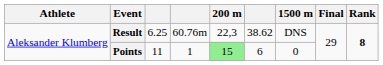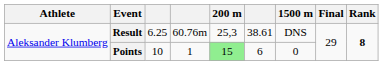(227, 33) 22,3 -> (227, 33) 25,3
(260, 33) 38.62 -> (260, 33) 38.61
(157, 51) 11 -> (157, 51) 10
